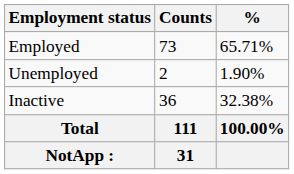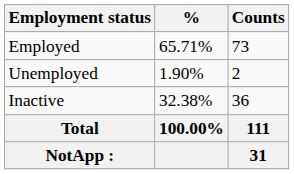columns swapped: (185, 18) <-> (252, 18)
